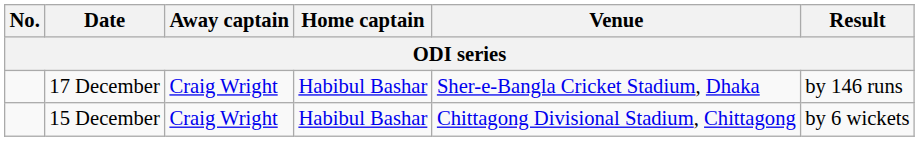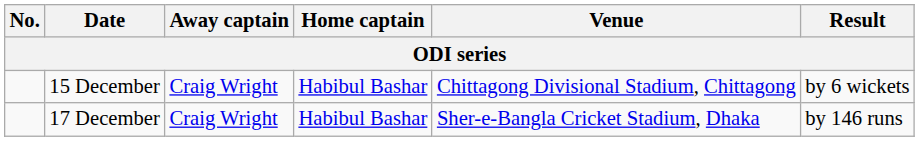rows swapped: (105, 119) <-> (105, 86)
